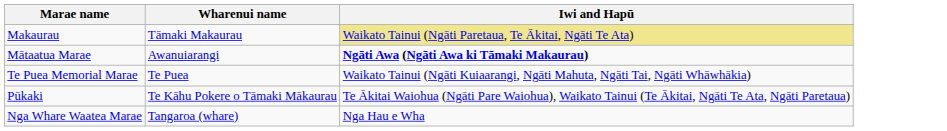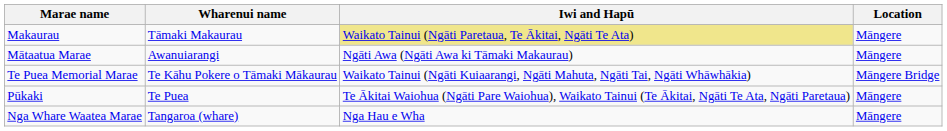+ column: (898, 14)
(465, 55) bold -> (458, 55) normal
(168, 75) Te Puea -> (242, 75) Te Kāhu Pokere o Tāmaki Mākaurau
(242, 95) Te Kāhu Pokere o Tāmaki Mākaurau -> (168, 95) Te Puea
